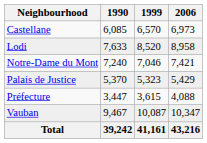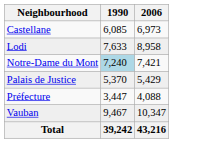- column: (152, 12)
(115, 63) no background -> (115, 63) lightblue background
